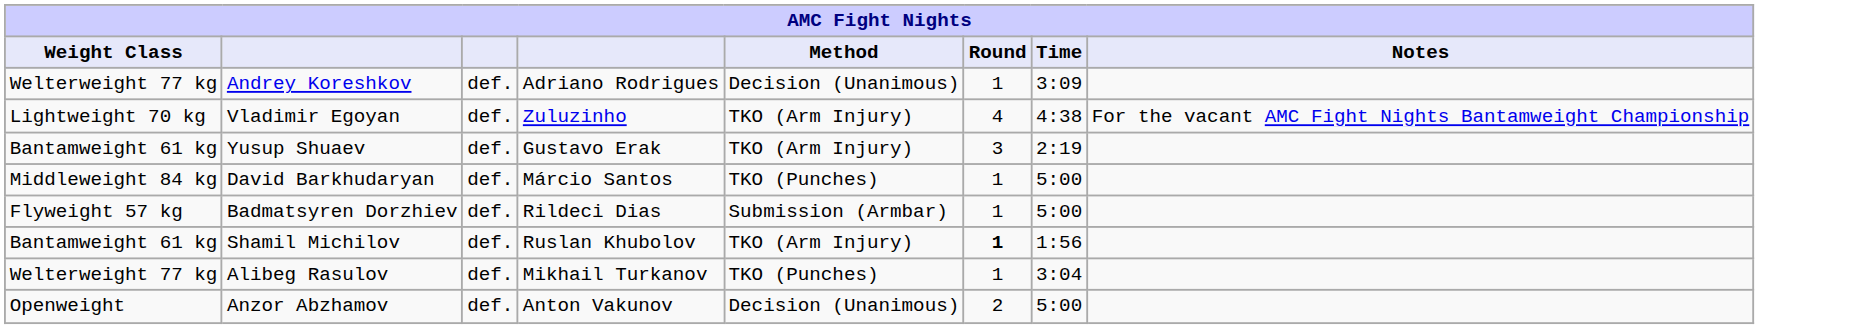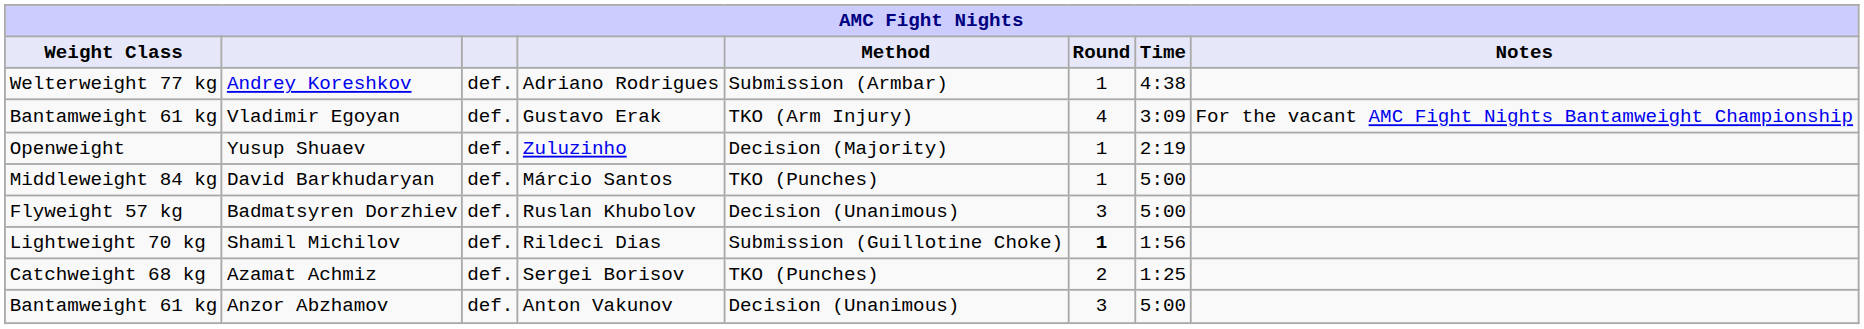(844, 85) Decision (Unanimous) -> (838, 85) Submission (Armbar)
(1059, 85) 3:09 -> (1163, 85) 4:38
(108, 116) Lightweight 70 kg -> (114, 116) Bantamweight 61 kg
(575, 116) Zuluzinho -> (592, 116) Gustavo Erak
(1059, 116) 4:38 -> (1163, 116) 3:09
(114, 148) Bantamweight 61 kg -> (67, 148) Openweight
(592, 148) Gustavo Erak -> (575, 148) Zuluzinho
(821, 148) TKO (Arm Injury) -> (838, 148) Decision (Majority)
(998, 148) 3 -> (1101, 148) 1
(592, 212) Rildeci Dias -> (609, 212) Ruslan Khubolov
(838, 212) Submission (Armbar) -> (844, 212) Decision (Unanimous)
(998, 212) 1 -> (1101, 212) 3
(114, 243) Bantamweight 61 kg -> (108, 243) Lightweight 70 kg
(609, 243) Ruslan Khubolov -> (592, 243) Rildeci Dias
(821, 243) TKO (Arm Injury) -> (896, 243) Submission (Guillotine Choke)
+ row: (302, 275)
- row: (308, 275)
(67, 307) Openweight -> (114, 307) Bantamweight 61 kg
(998, 307) 2 -> (1101, 307) 3
